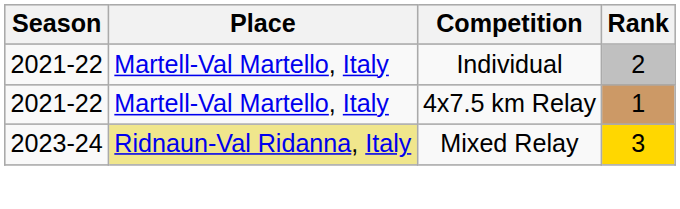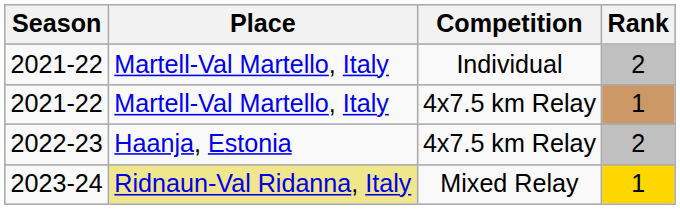+ row: (57, 143)
(638, 143) 3 -> (638, 183) 1
